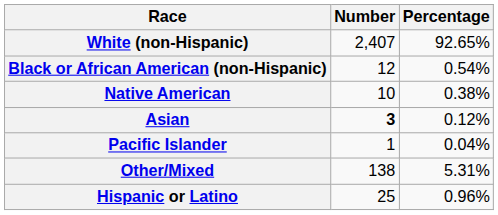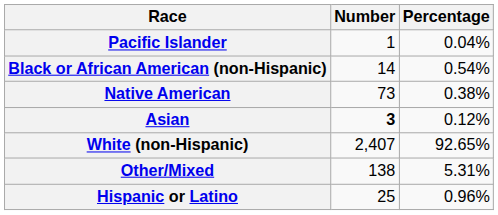rows swapped: (167, 42) <-> (167, 145)
(386, 68) 12 -> (386, 68) 14
(386, 94) 10 -> (386, 94) 73
